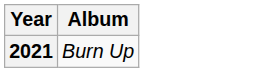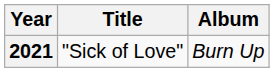+ column: (123, 20)
